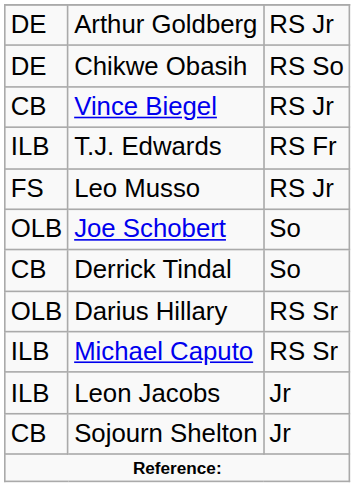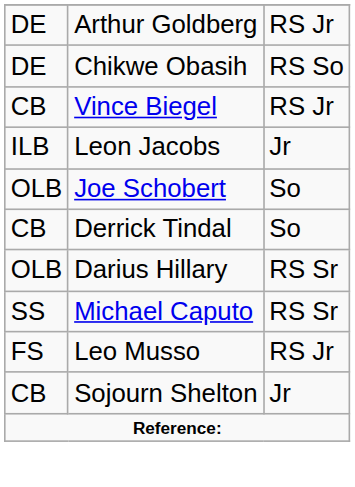- row: (148, 147)
rows swapped: (147, 392) <-> (137, 188)
(30, 351) ILB -> (28, 310) SS
